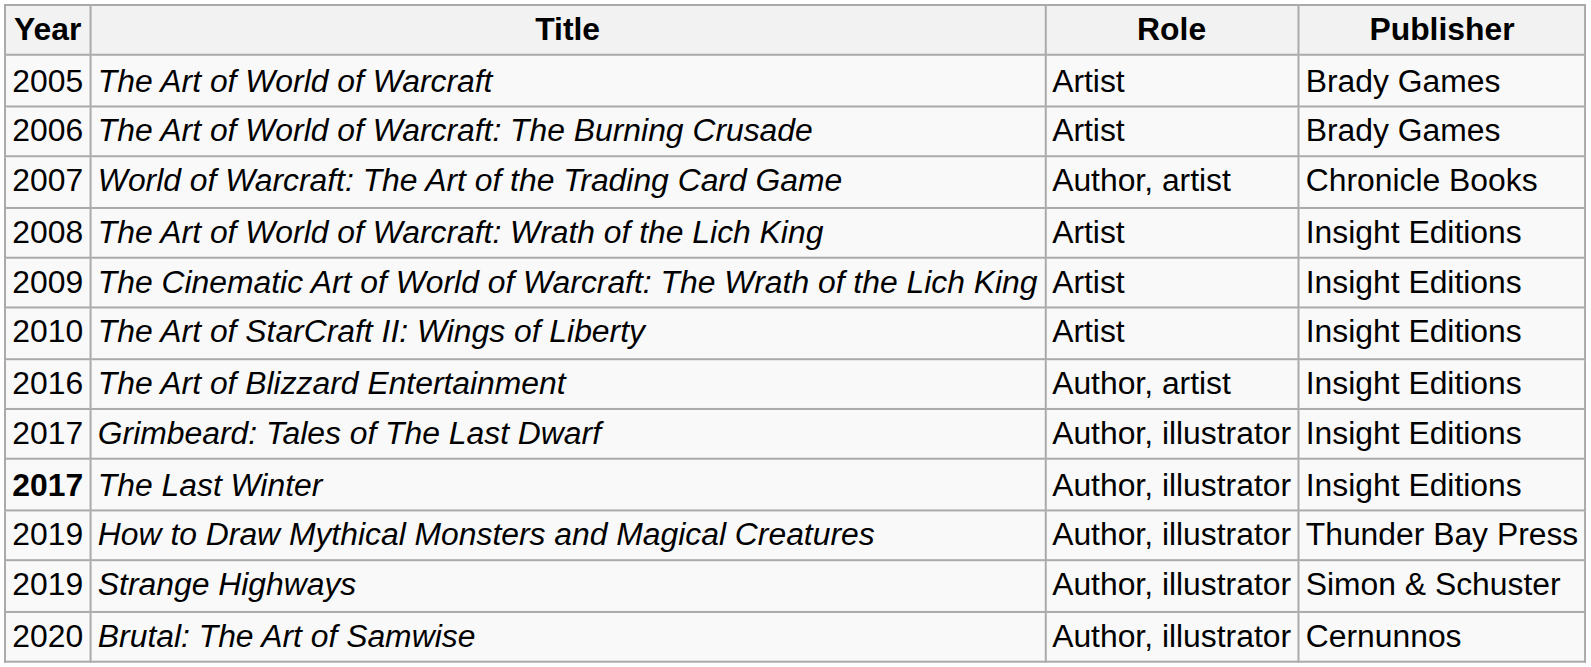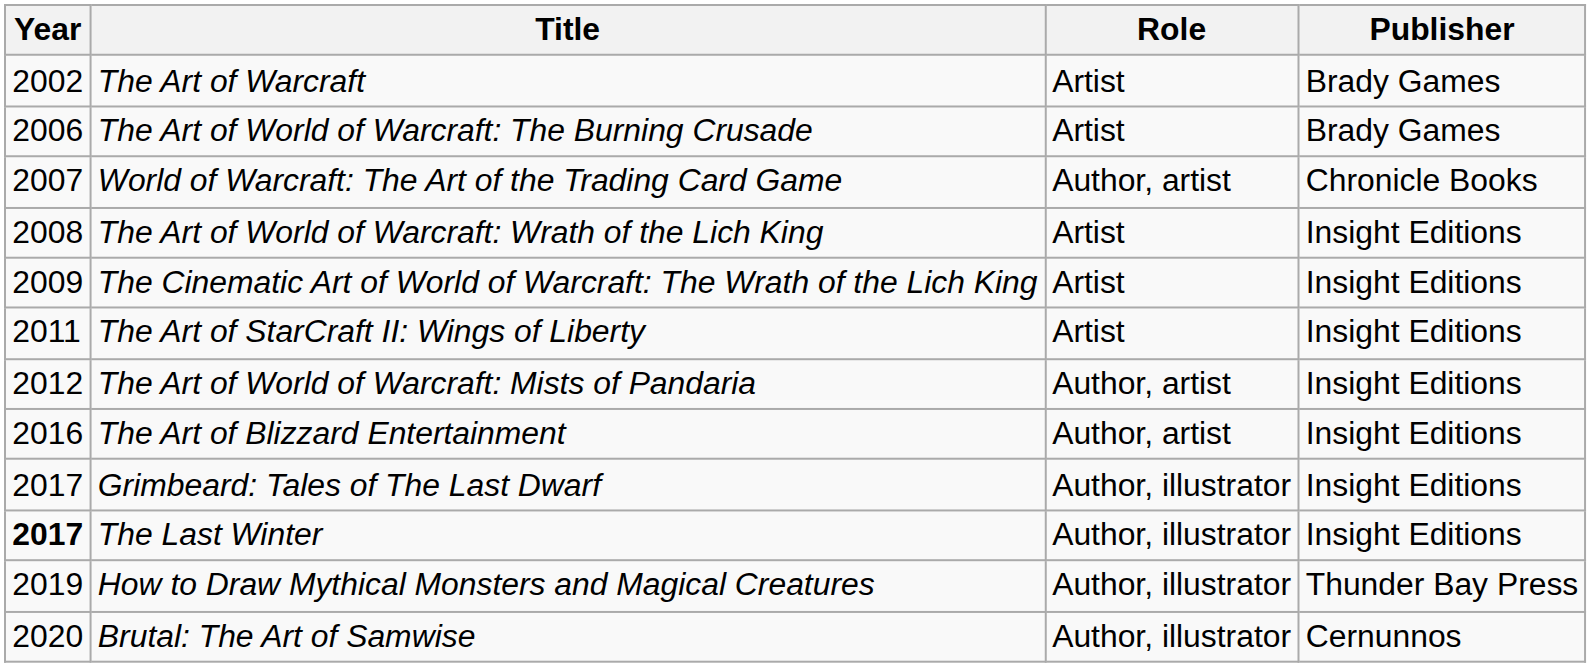+ row: (231, 80)
- row: (295, 80)
(48, 332) 2010 -> (47, 332) 2011
+ row: (427, 383)
- row: (227, 585)
